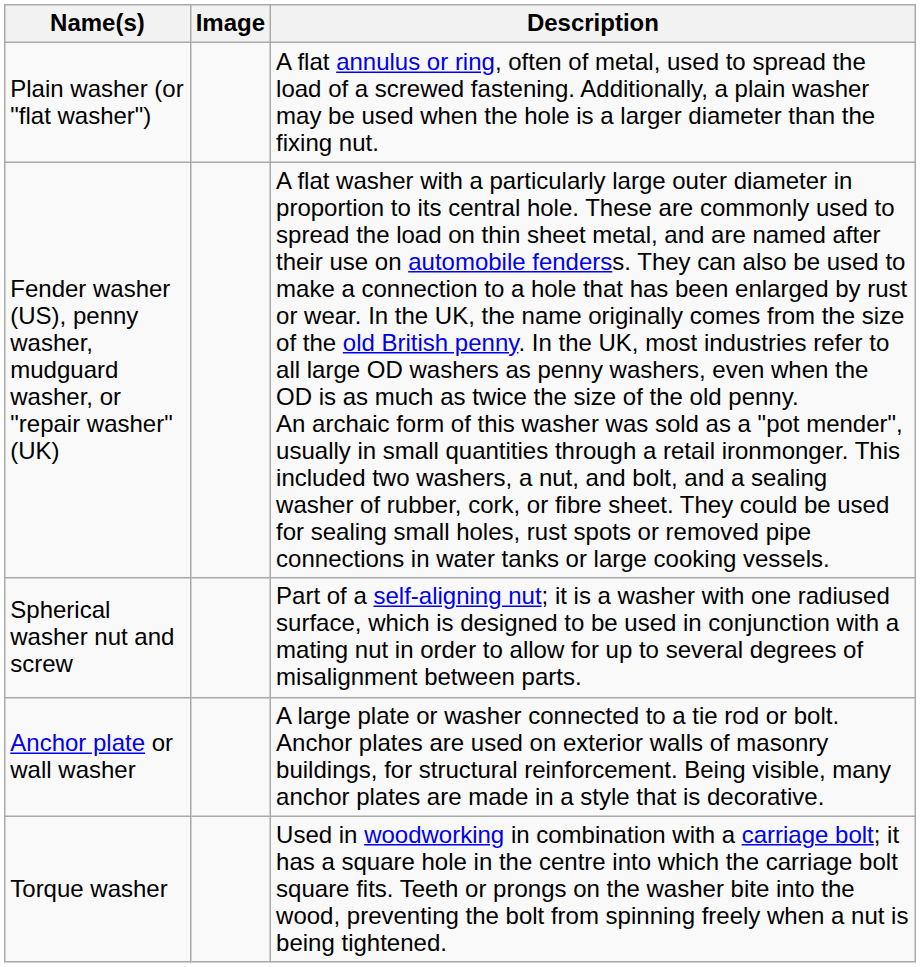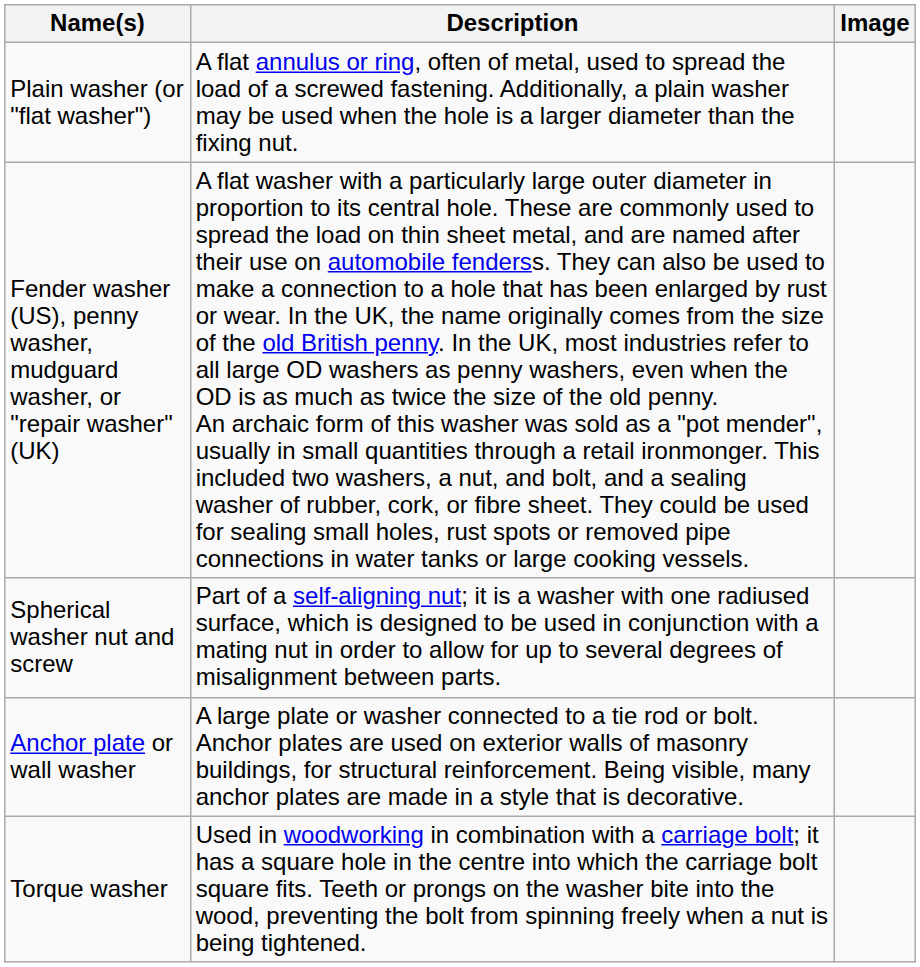columns swapped: (230, 23) <-> (593, 23)
